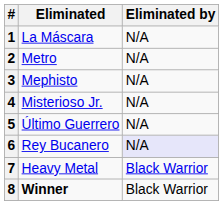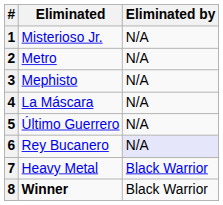(58, 37) La Máscara -> (62, 37) Misterioso Jr.
(62, 102) Misterioso Jr. -> (58, 102) La Máscara
